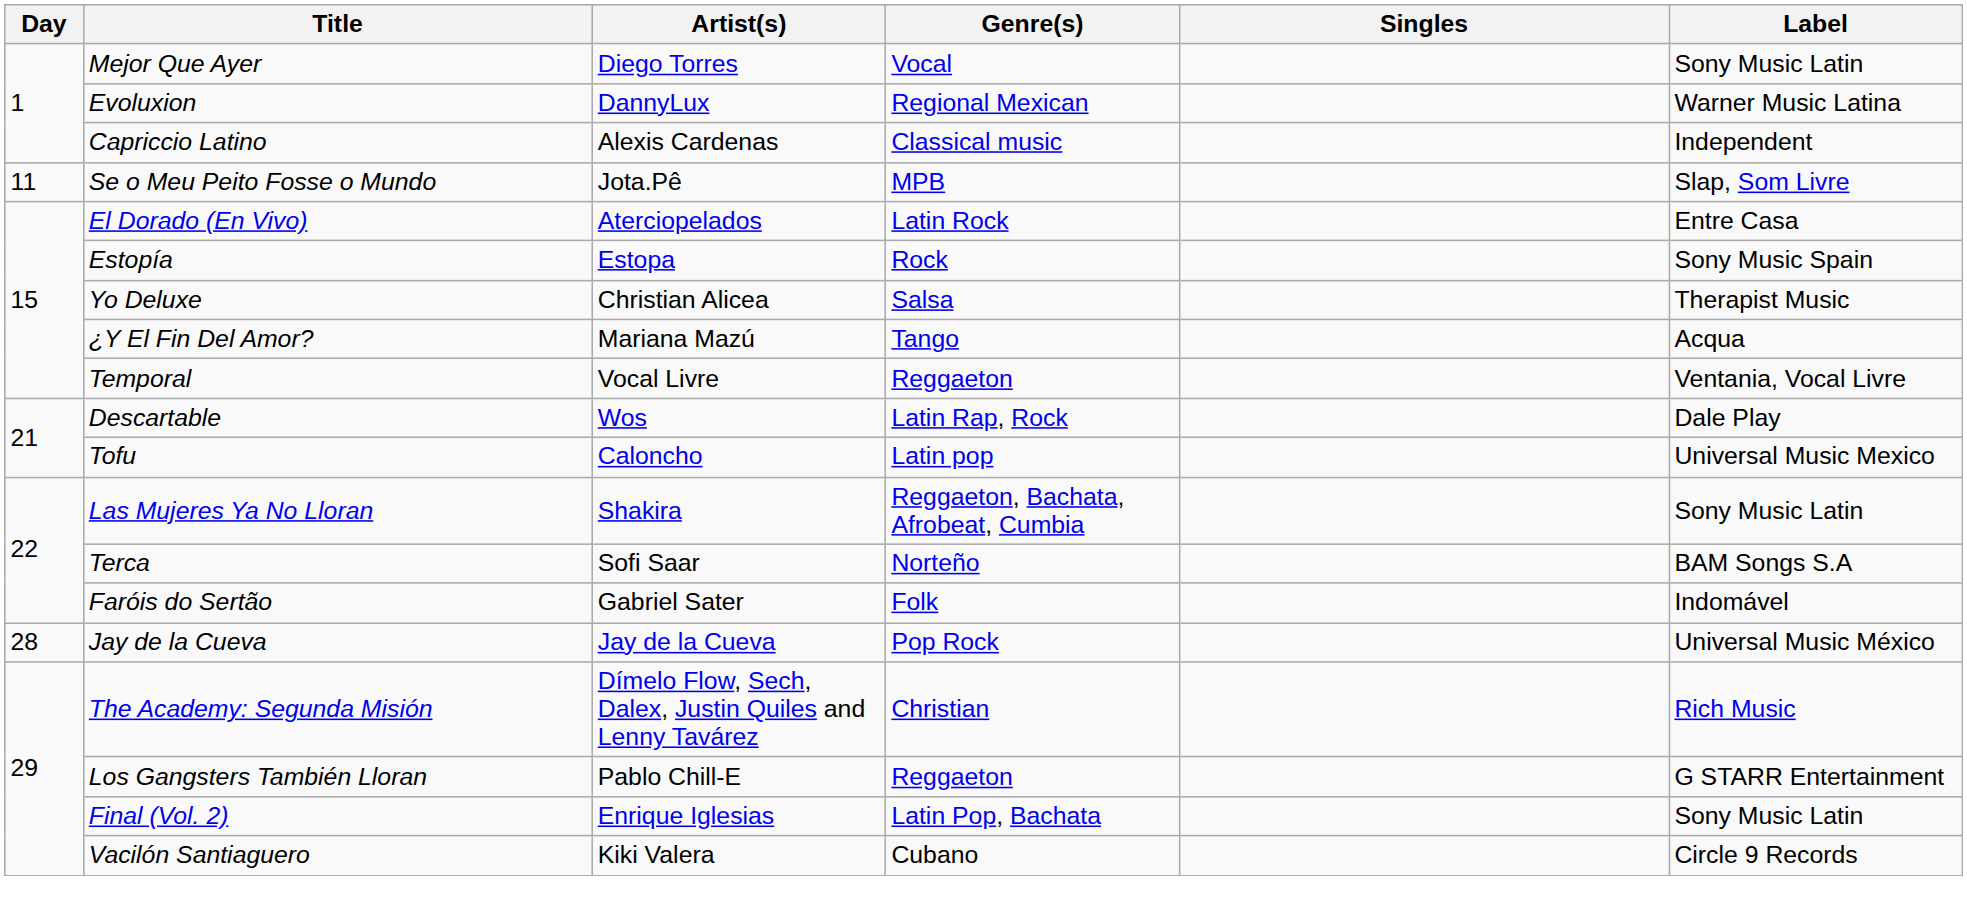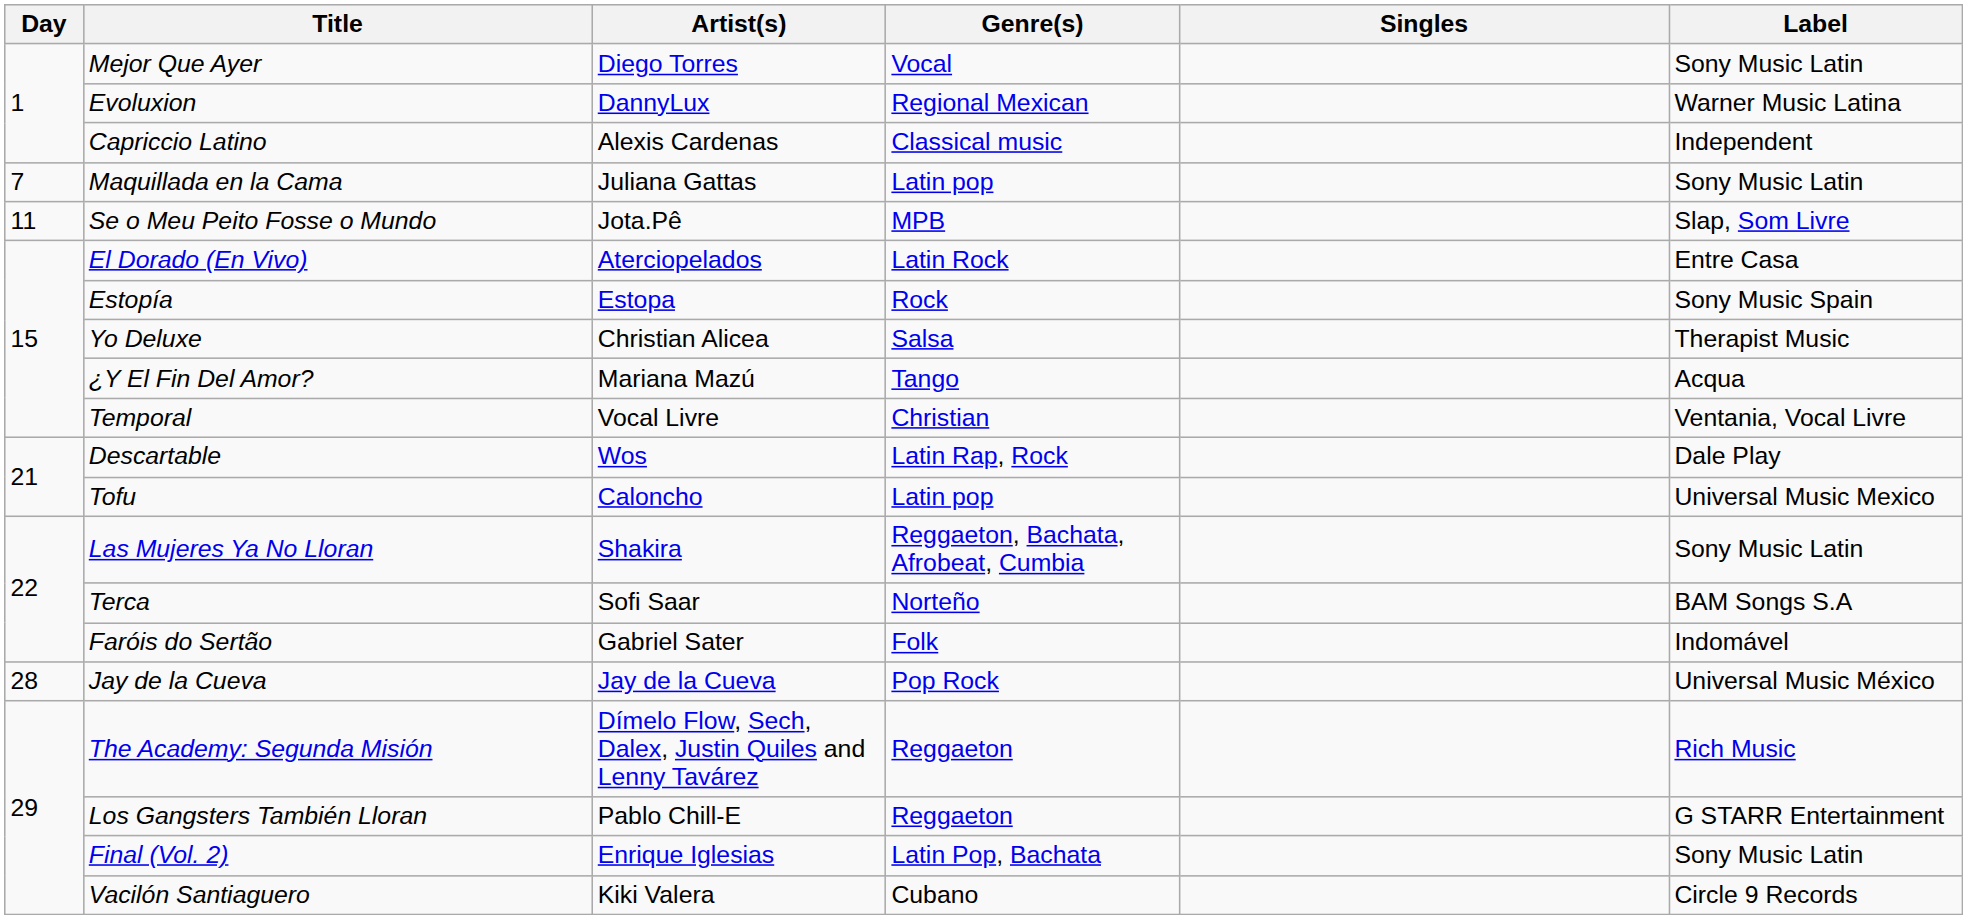+ row: (216, 181)
(952, 378) Reggaeton -> (940, 417) Christian
(940, 709) Christian -> (952, 748) Reggaeton
